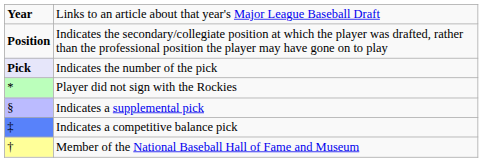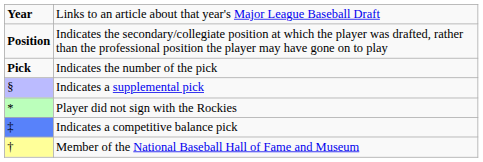(19, 68) lavender background -> (19, 68) no background
rows swapped: (146, 87) <-> (130, 107)
